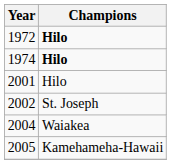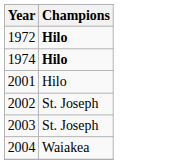+ row: (22, 125)
- row: (22, 147)
